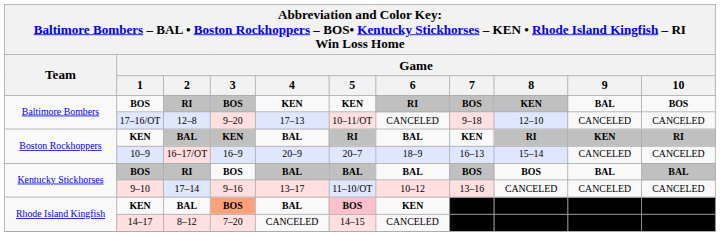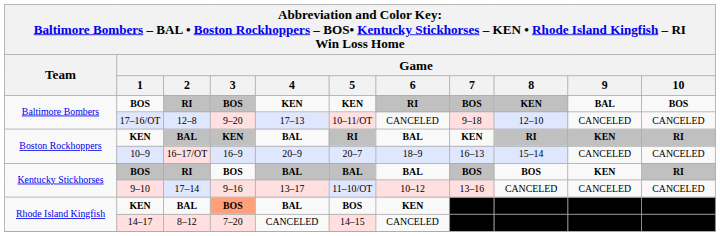(605, 171) BAL -> (605, 171) KEN
(678, 171) BAL -> (678, 171) RI
(352, 205) pink background -> (352, 205) no background
